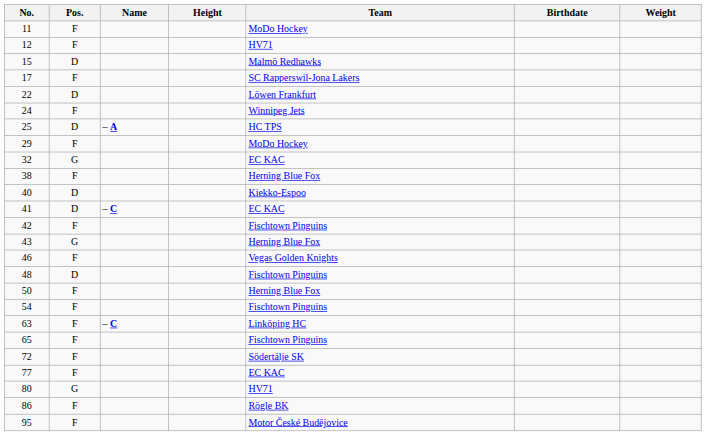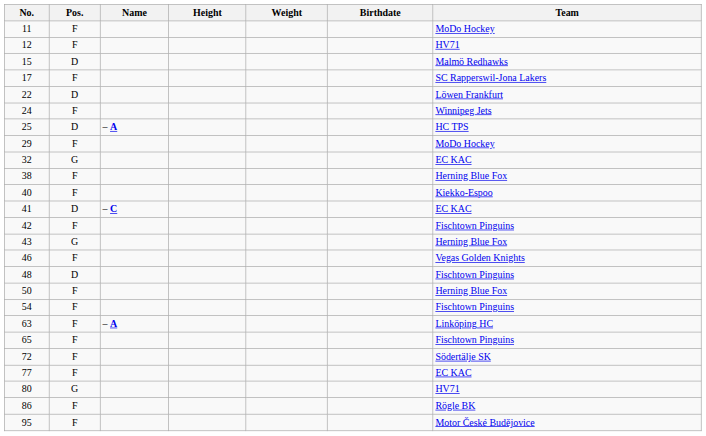columns swapped: (661, 13) <-> (380, 13)
(75, 193) D -> (75, 193) F
(110, 324) – C -> (110, 324) – A
